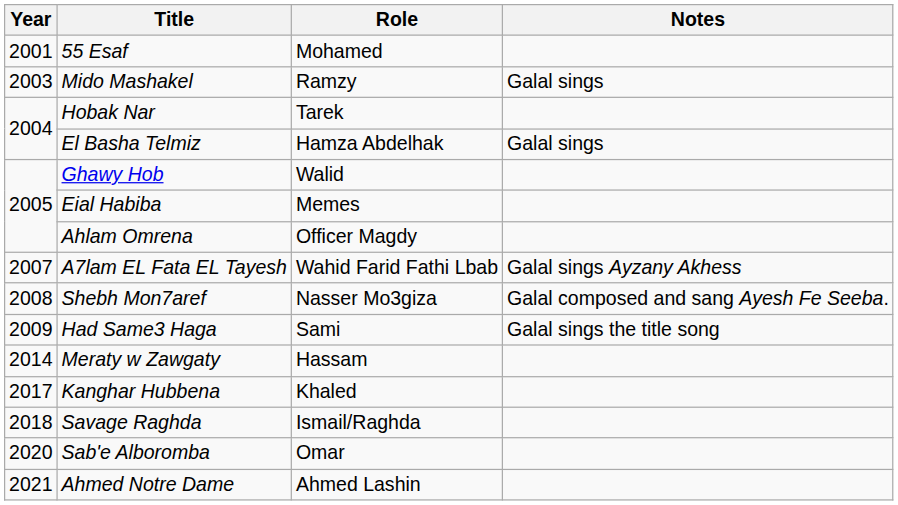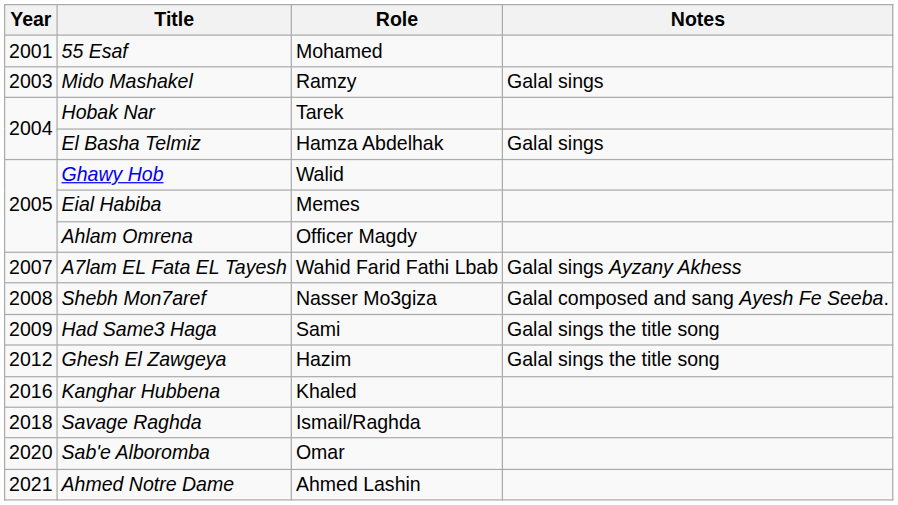+ row: (144, 360)
- row: (141, 360)
(31, 391) 2017 -> (31, 391) 2016
